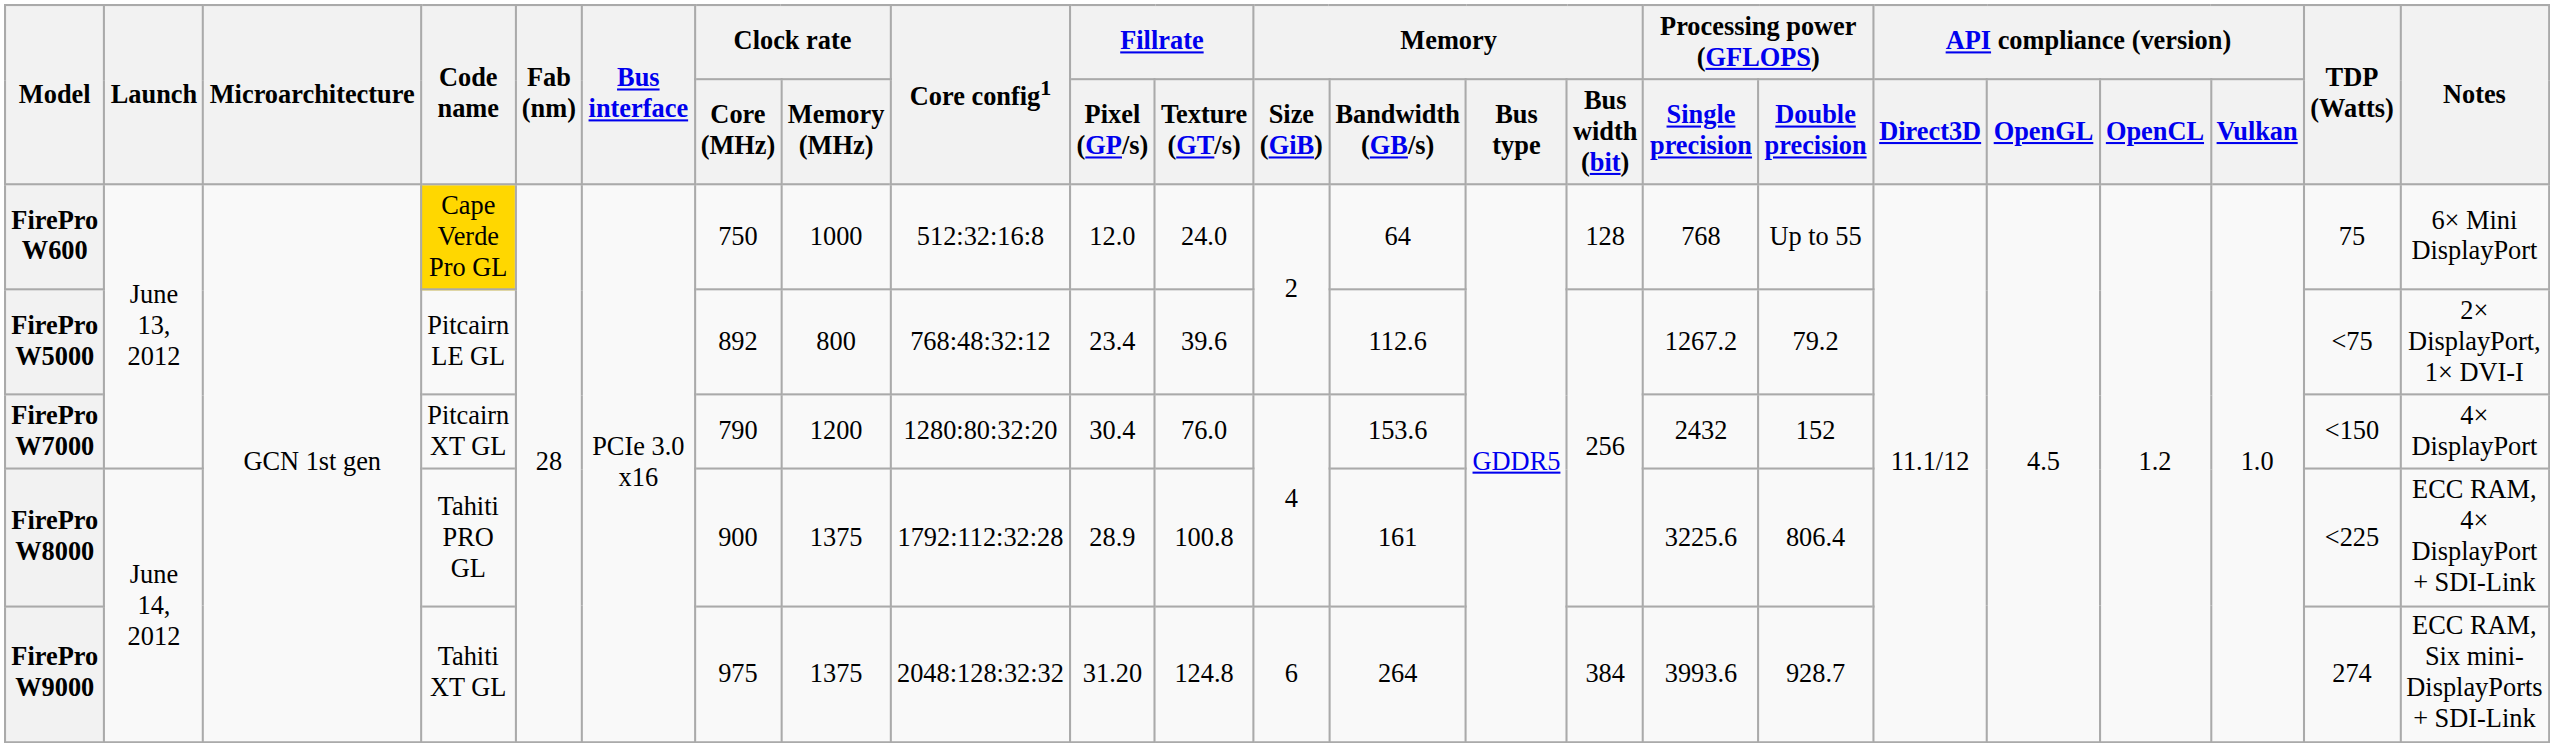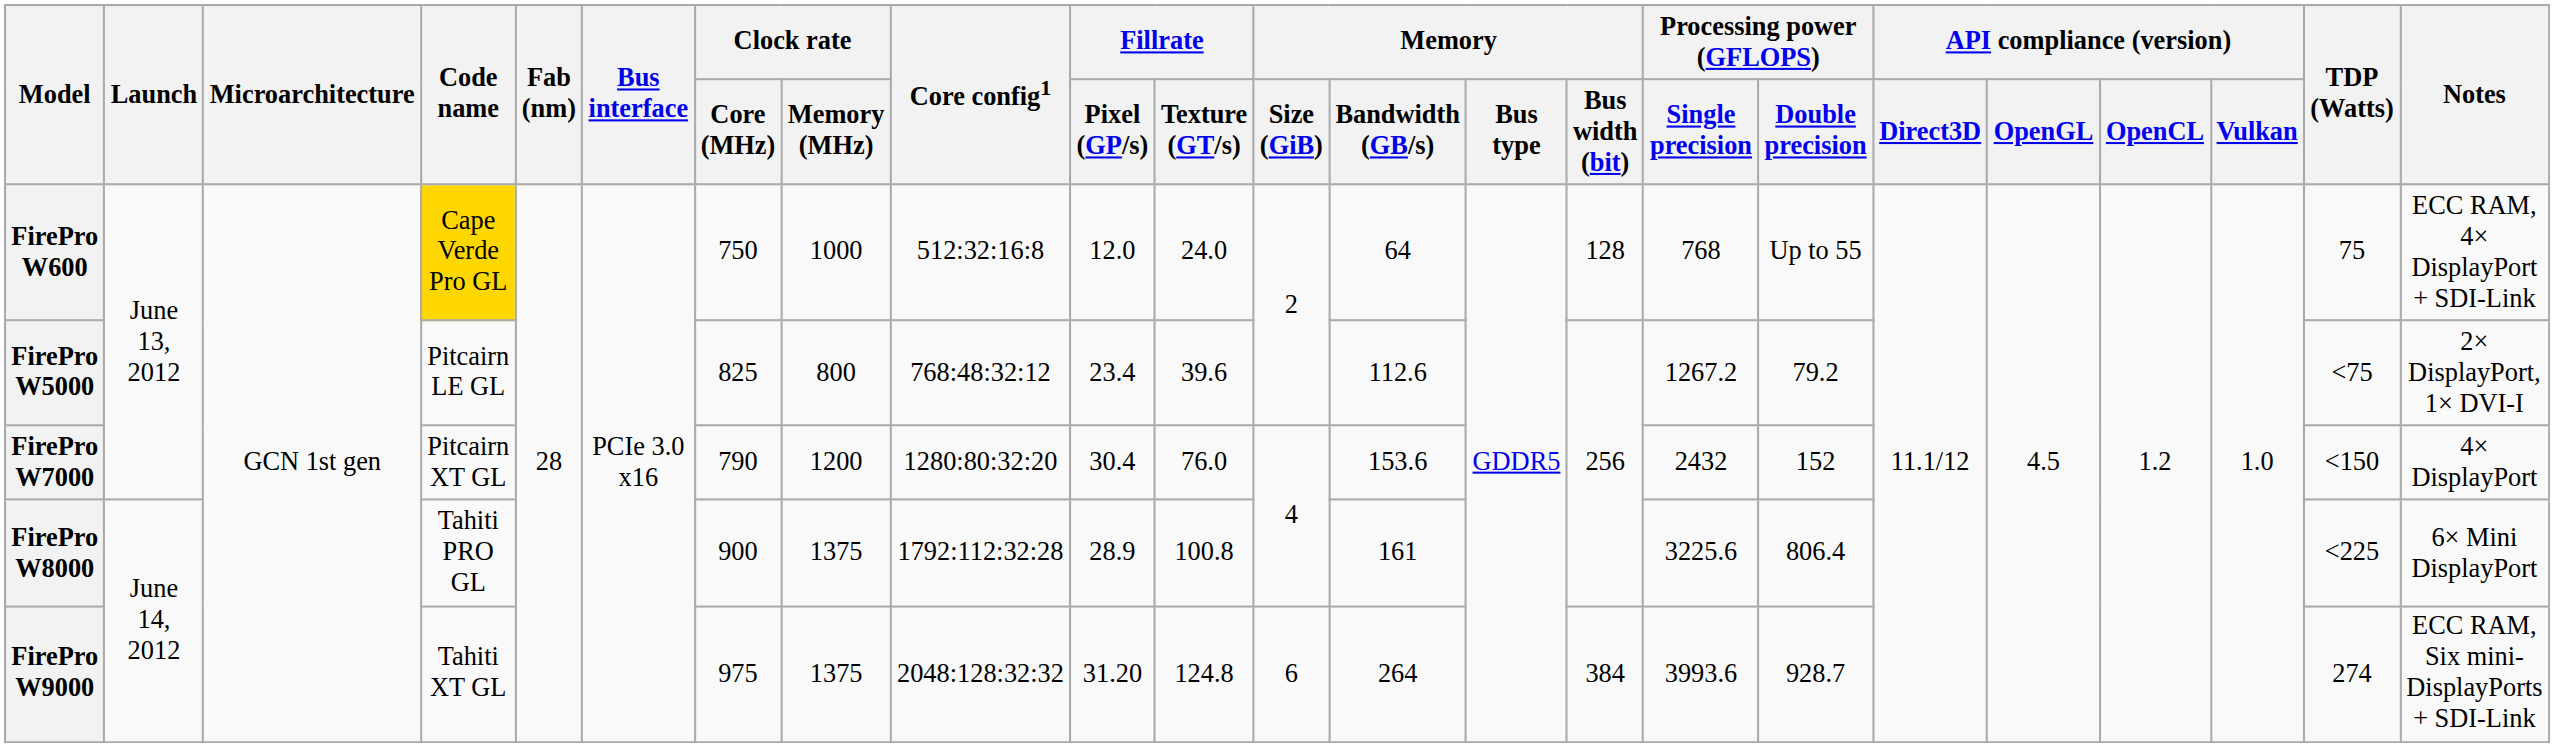(2474, 236) 6× Mini DisplayPort -> (2474, 251) ECC RAM, 4× DisplayPort + SDI-Link
(738, 341) 892 -> (738, 372) 825
(2474, 536) ECC RAM, 4× DisplayPort + SDI-Link -> (2474, 552) 6× Mini DisplayPort
